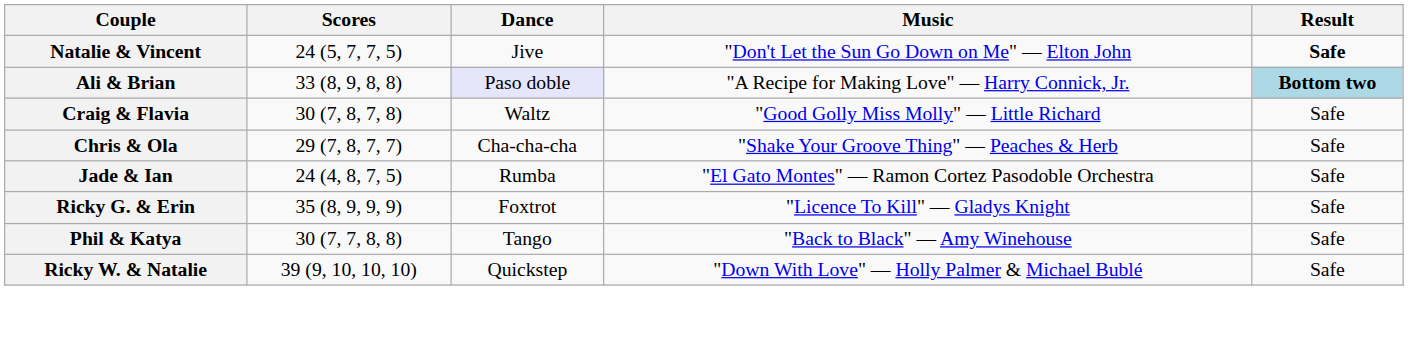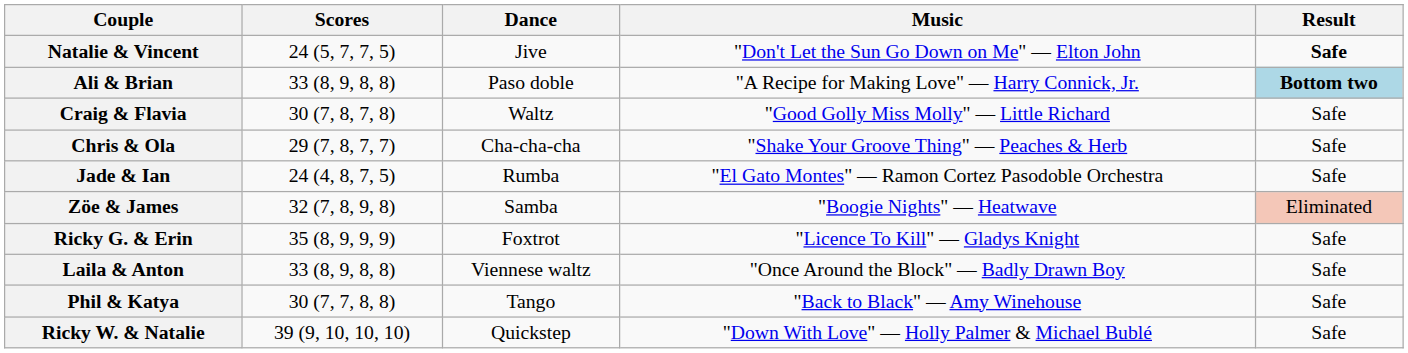(527, 82) lavender background -> (531, 82) no background
+ row: (123, 207)
+ row: (123, 269)
